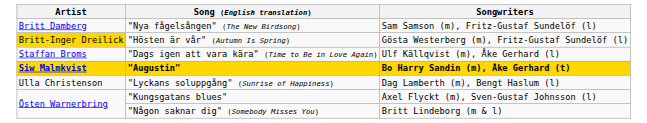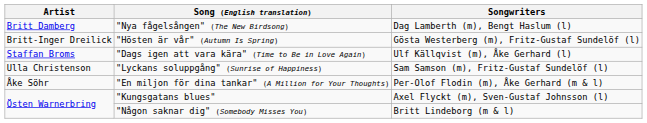(489, 26) Sam Samson (m), Fritz-Gustaf Sundelöf (l) -> (483, 26) Dag Lamberth (m), Bengt Haslum (l)
(71, 40) gold background -> (59, 40) no background
- row: (154, 68)
(471, 82) Dag Lamberth (m), Bengt Haslum (l) -> (501, 68) Sam Samson (m), Fritz-Gustaf Sundelöf (l)
+ row: (253, 82)
